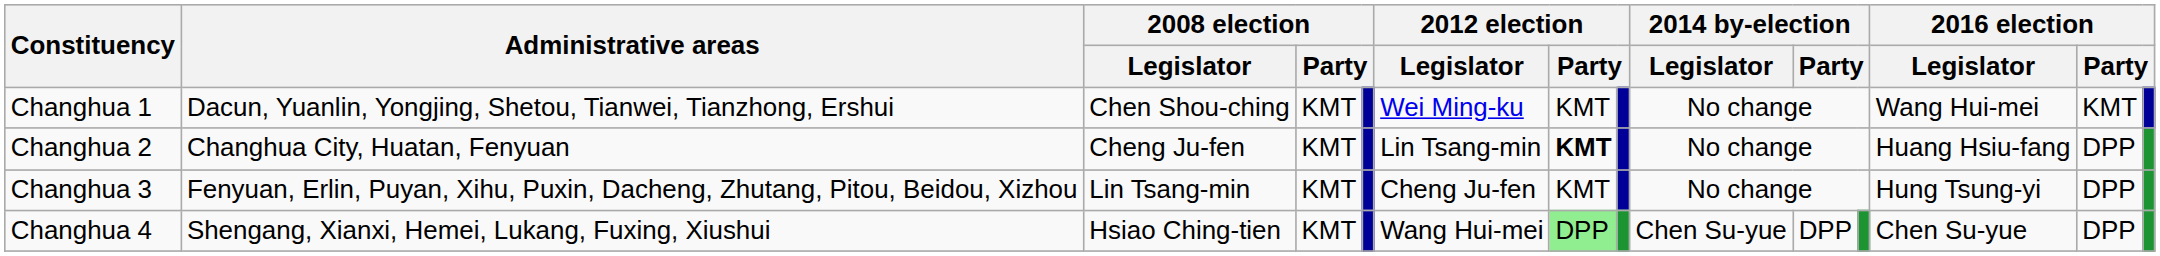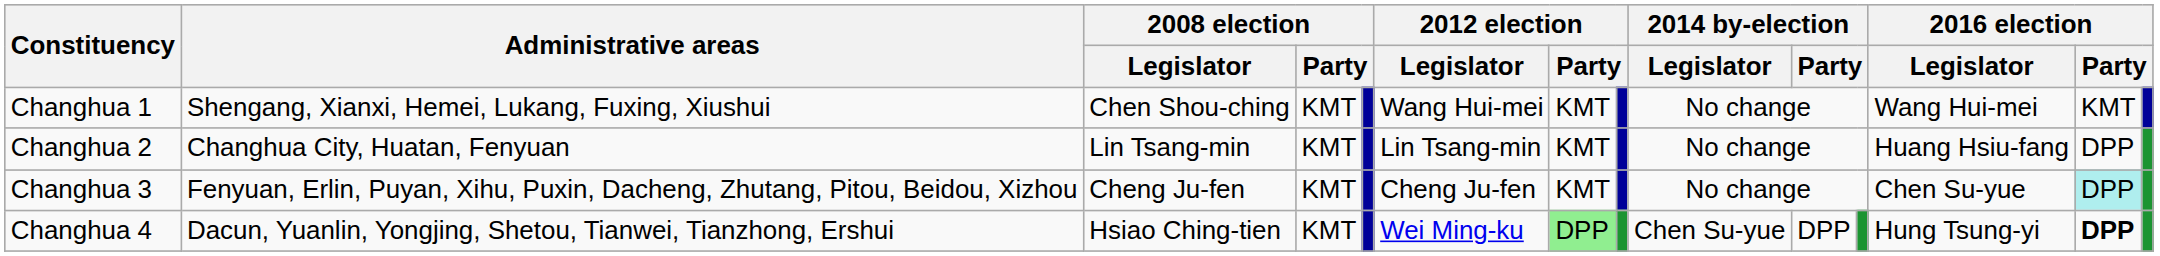(540, 107) Dacun, Yuanlin, Yongjing, Shetou, Tianwei, Tianzhong, Ershui -> (479, 107) Shengang, Xianxi, Hemei, Lukang, Fuxing, Xiushui
(1452, 107) Wei Ming-ku -> (1462, 107) Wang Hui-mei
(1167, 148) Cheng Ju-fen -> (1170, 148) Lin Tsang-min
(1583, 148) bold -> (1583, 148) normal
(1170, 189) Lin Tsang-min -> (1167, 189) Cheng Ju-fen
(1958, 189) Hung Tsung-yi -> (1950, 189) Chen Su-yue
(2109, 189) no background -> (2108, 189) paleturquoise background
(479, 230) Shengang, Xianxi, Hemei, Lukang, Fuxing, Xiushui -> (540, 230) Dacun, Yuanlin, Yongjing, Shetou, Tianwei, Tianzhong, Ershui
(1462, 230) Wang Hui-mei -> (1452, 230) Wei Ming-ku
(1952, 230) Chen Su-yue -> (1957, 230) Hung Tsung-yi
(2109, 230) normal -> (2108, 230) bold
